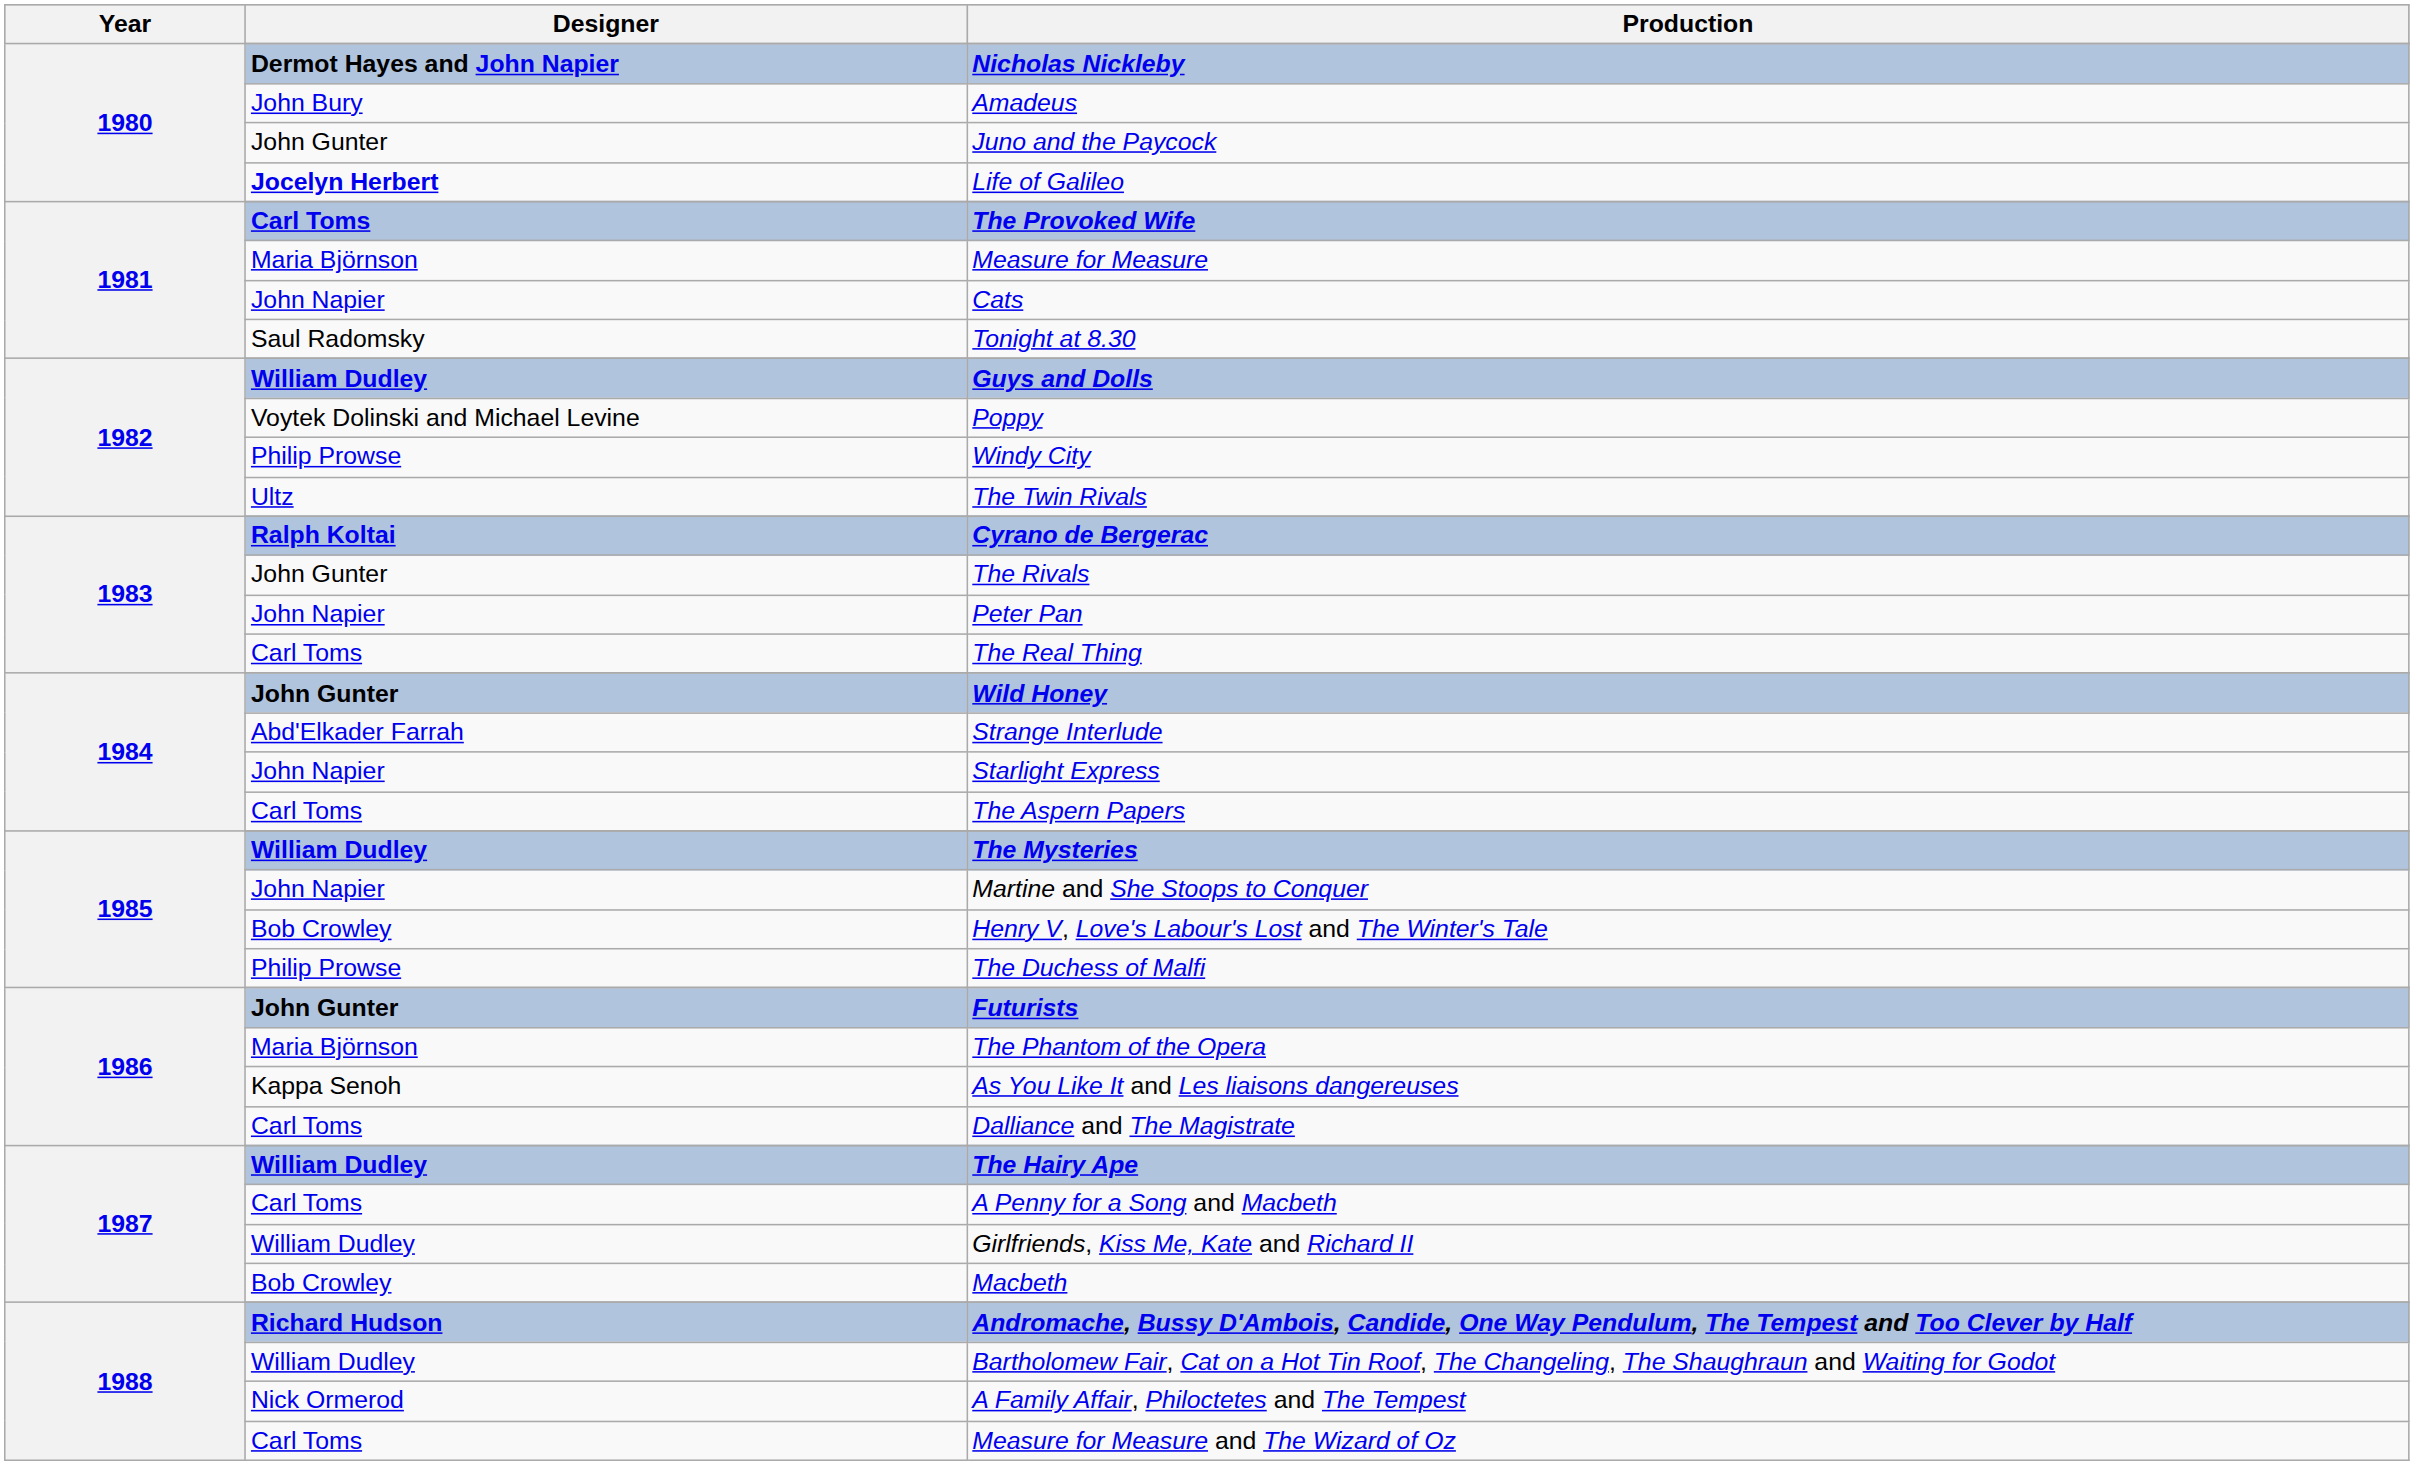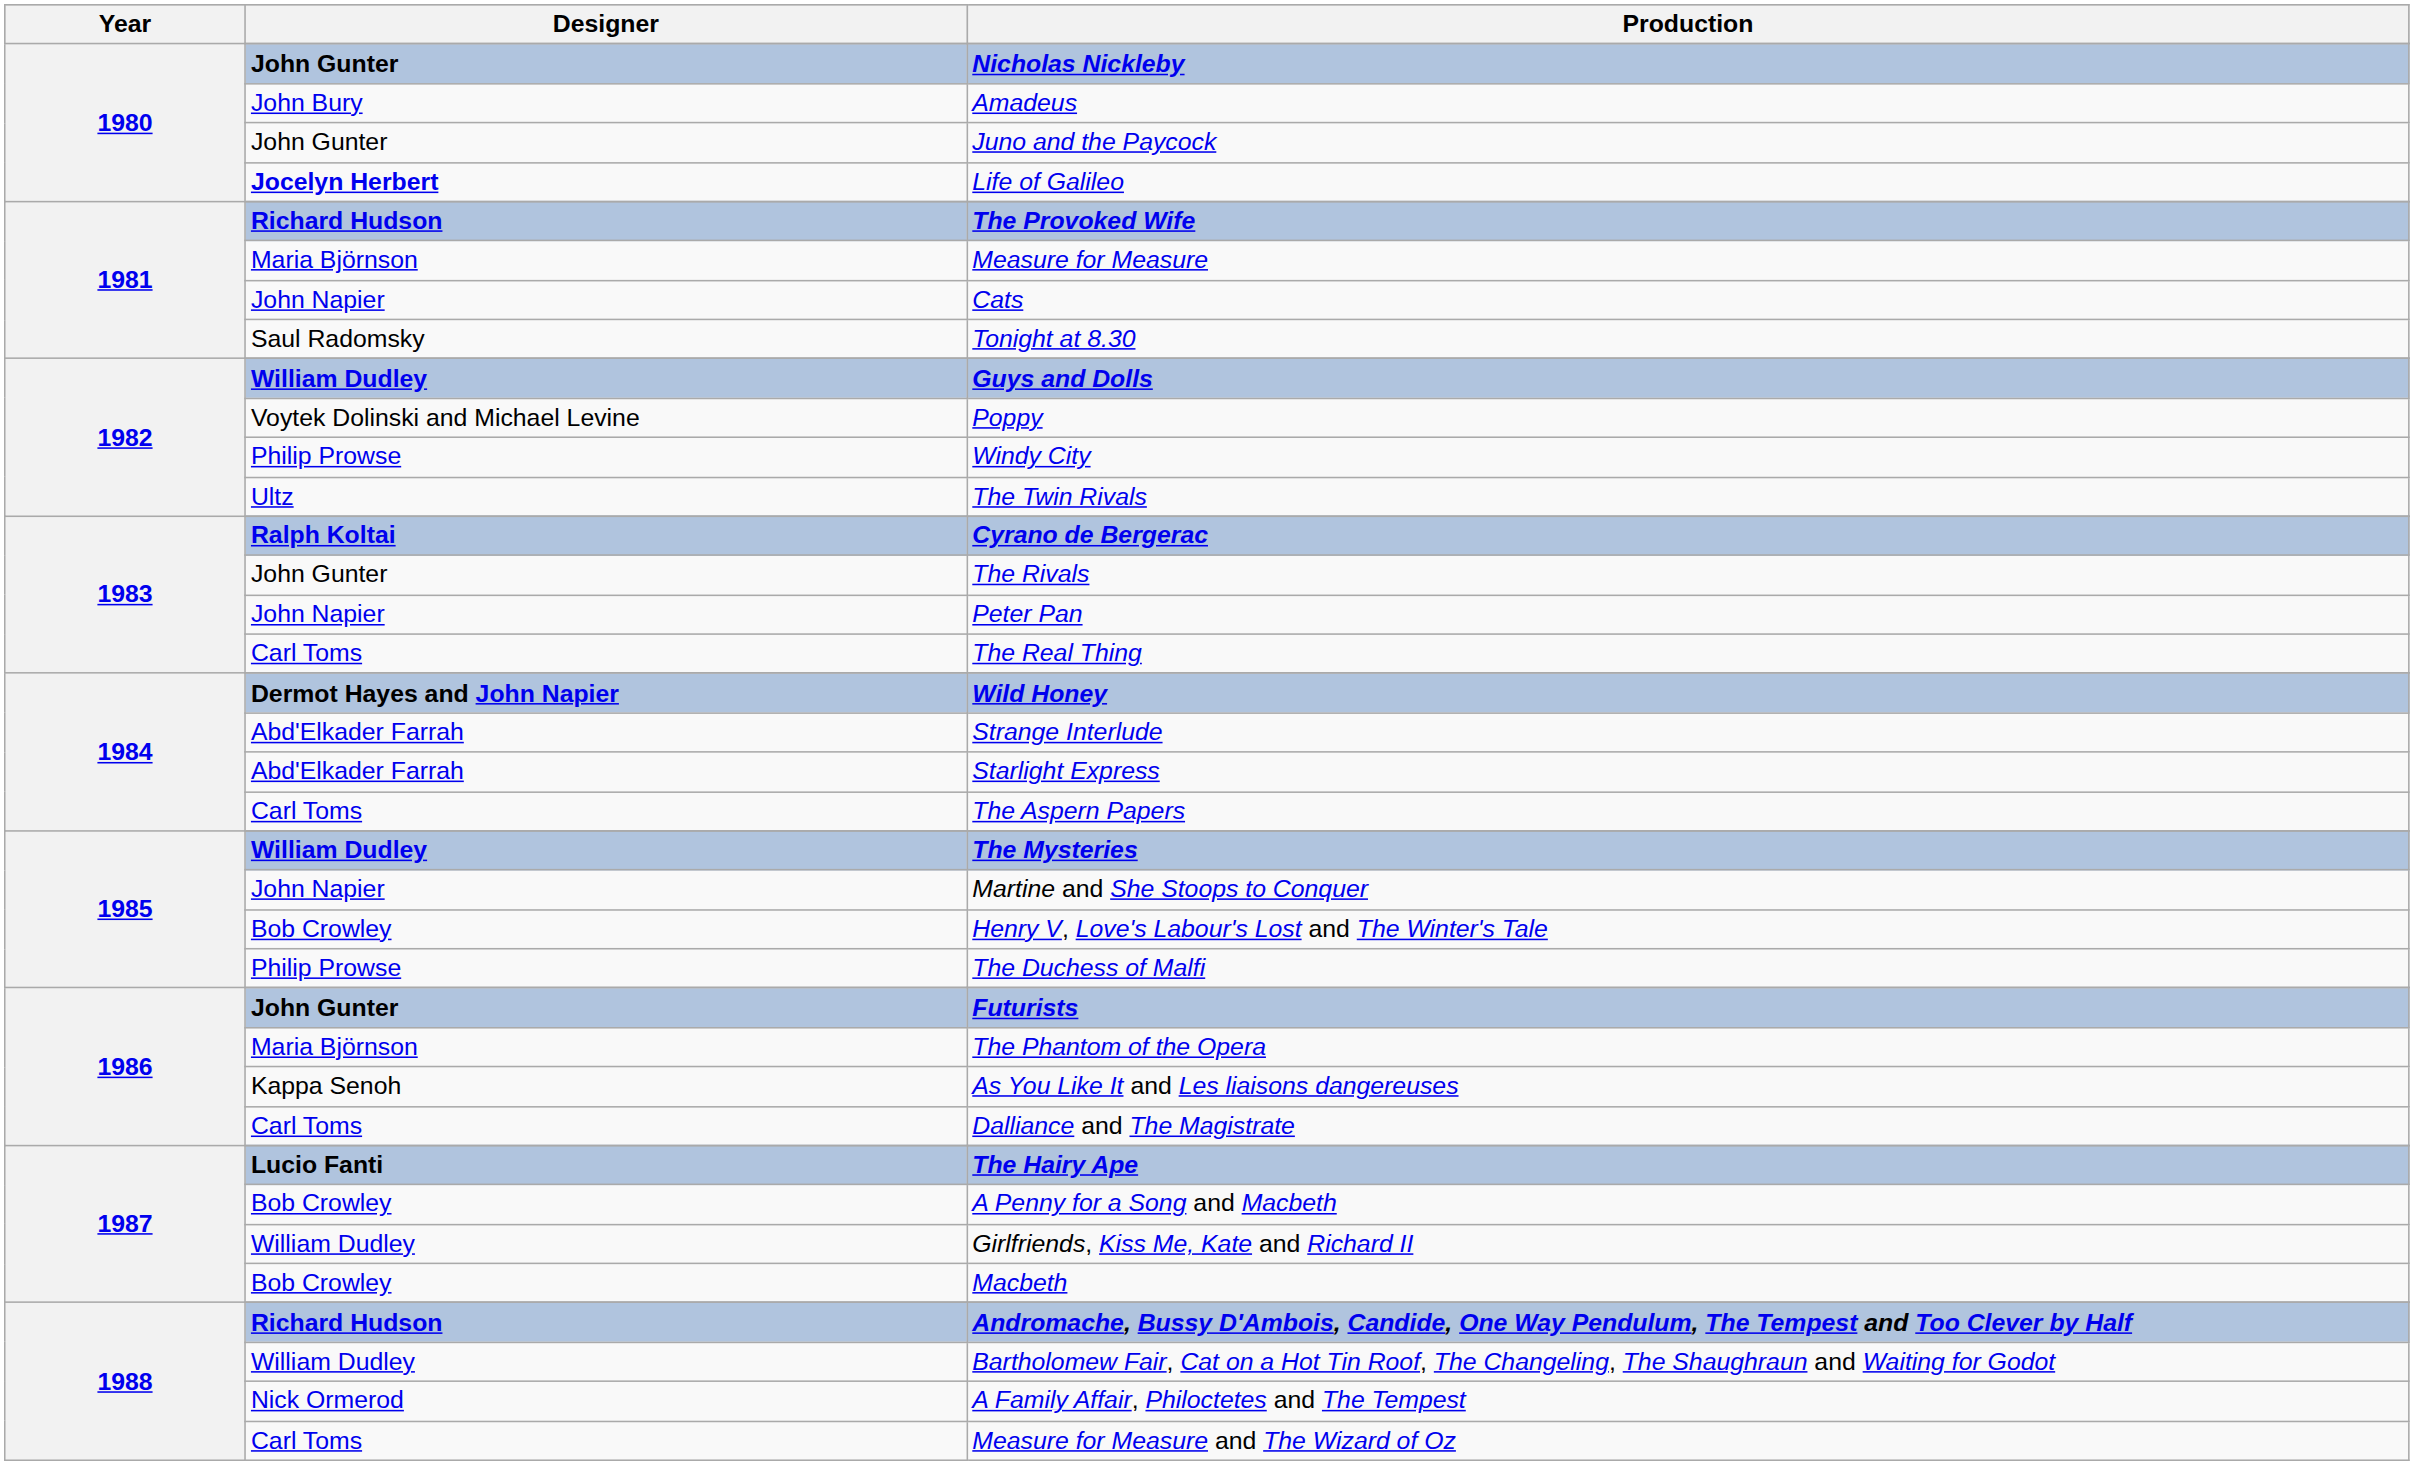(435, 63) Dermot Hayes and John Napier -> (325, 63) John Gunter
(311, 220) Carl Toms -> (347, 220) Richard Hudson
(325, 692) John Gunter -> (435, 692) Dermot Hayes and John Napier
(318, 771) John Napier -> (357, 771) Abd'Elkader Farrah
(339, 1164) William Dudley -> (317, 1164) Lucio Fanti
(307, 1204) Carl Toms -> (321, 1204) Bob Crowley
